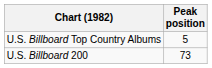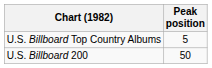(185, 55) 73 -> (185, 55) 50
